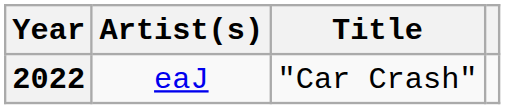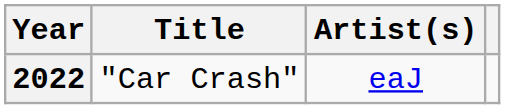columns swapped: (378, 30) <-> (181, 30)
